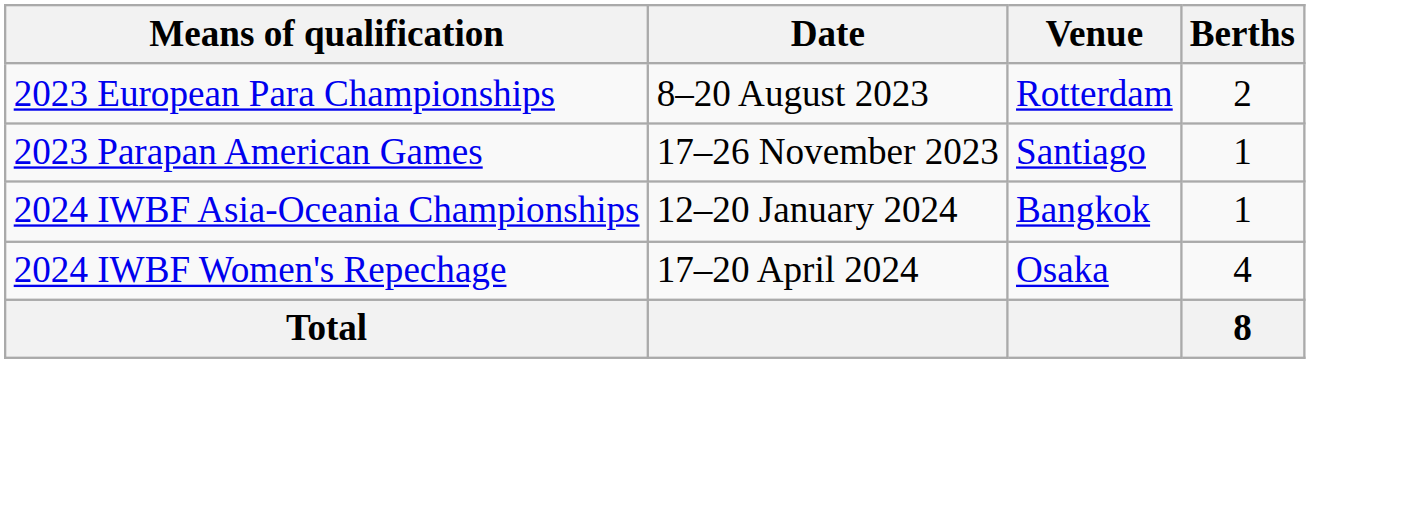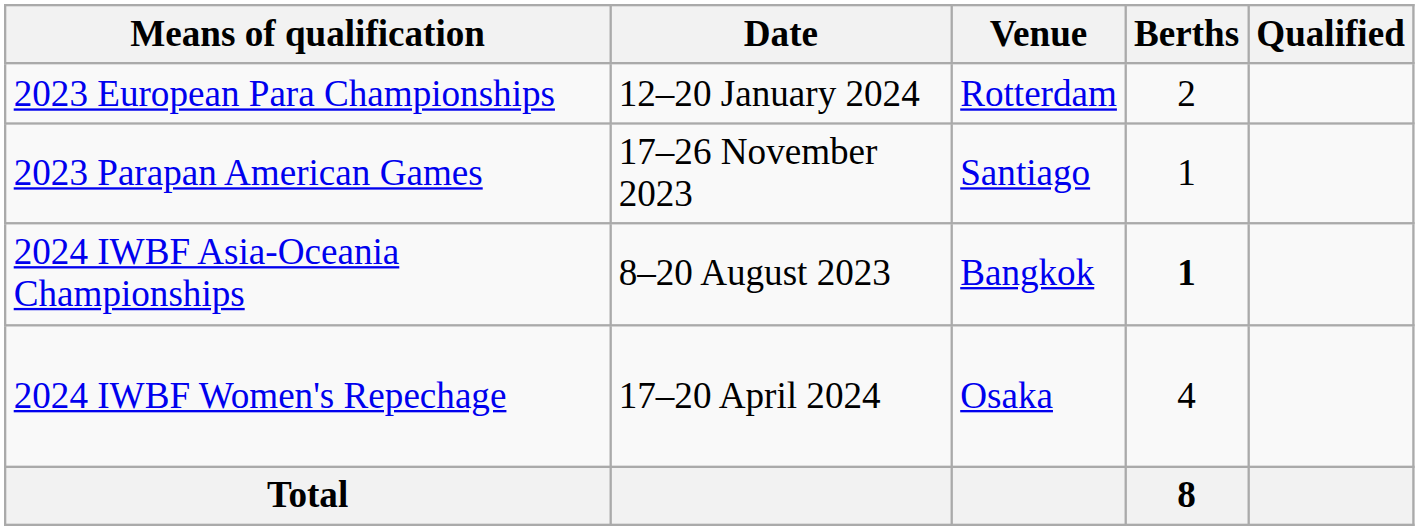+ column: (1331, 33)
(793, 92) 8–20 August 2023 -> (769, 92) 12–20 January 2024
(807, 210) 12–20 January 2024 -> (755, 273) 8–20 August 2023
(1242, 210) normal -> (1187, 273) bold
